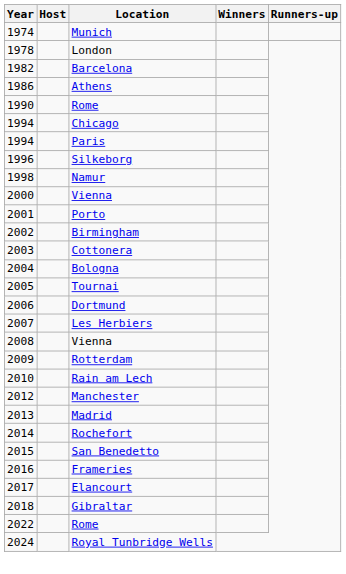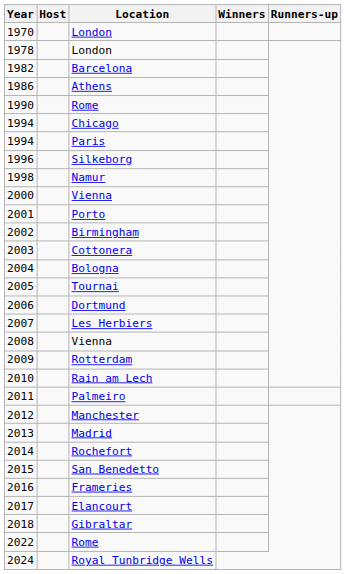+ row: (21, 32)
- row: (21, 32)
+ row: (21, 396)
